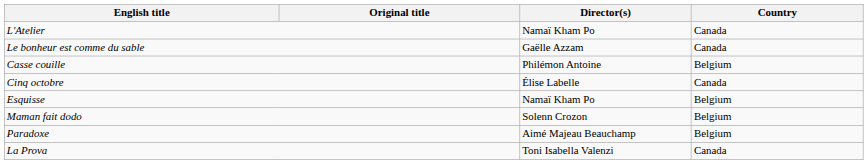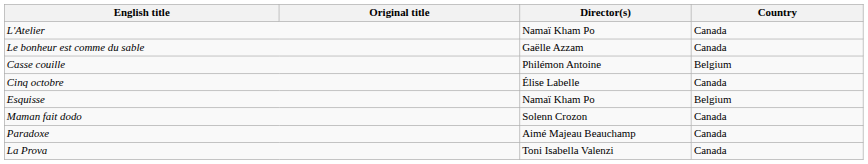(713, 116) Belgium -> (710, 116) Canada
(713, 133) Belgium -> (710, 133) Canada
